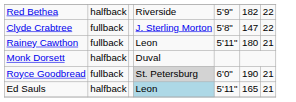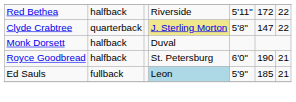(225, 12) 5'9" -> (242, 12) 5'11"
(250, 12) 182 -> (265, 12) 172
(107, 27) fullback -> (116, 27) quarterback
(174, 27) no background -> (189, 27) khaki background
- row: (42, 43)
(107, 74) fullback -> (108, 58) halfback
(167, 74) lightgrey background -> (182, 58) no background
(108, 89) halfback -> (107, 74) fullback
(227, 89) 5'11" -> (240, 74) 5'9"
(250, 89) 165 -> (265, 74) 185
